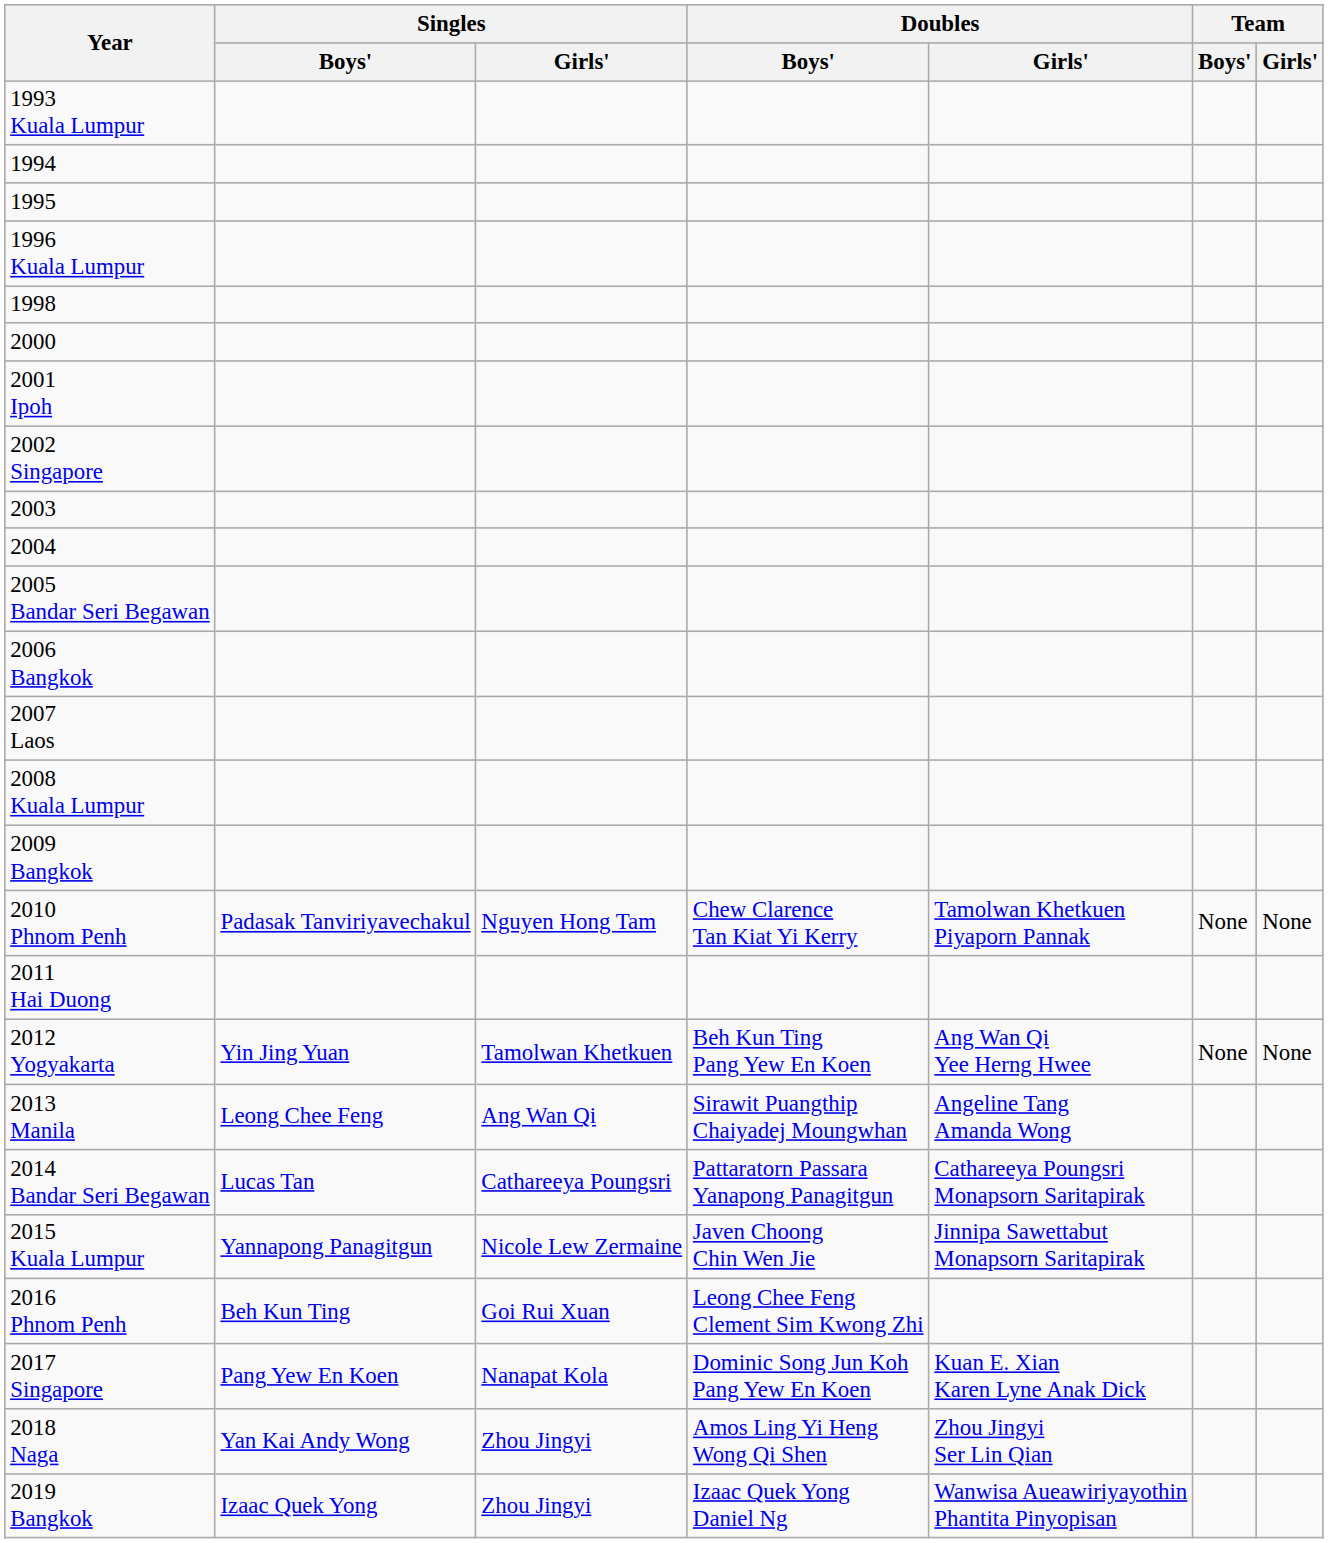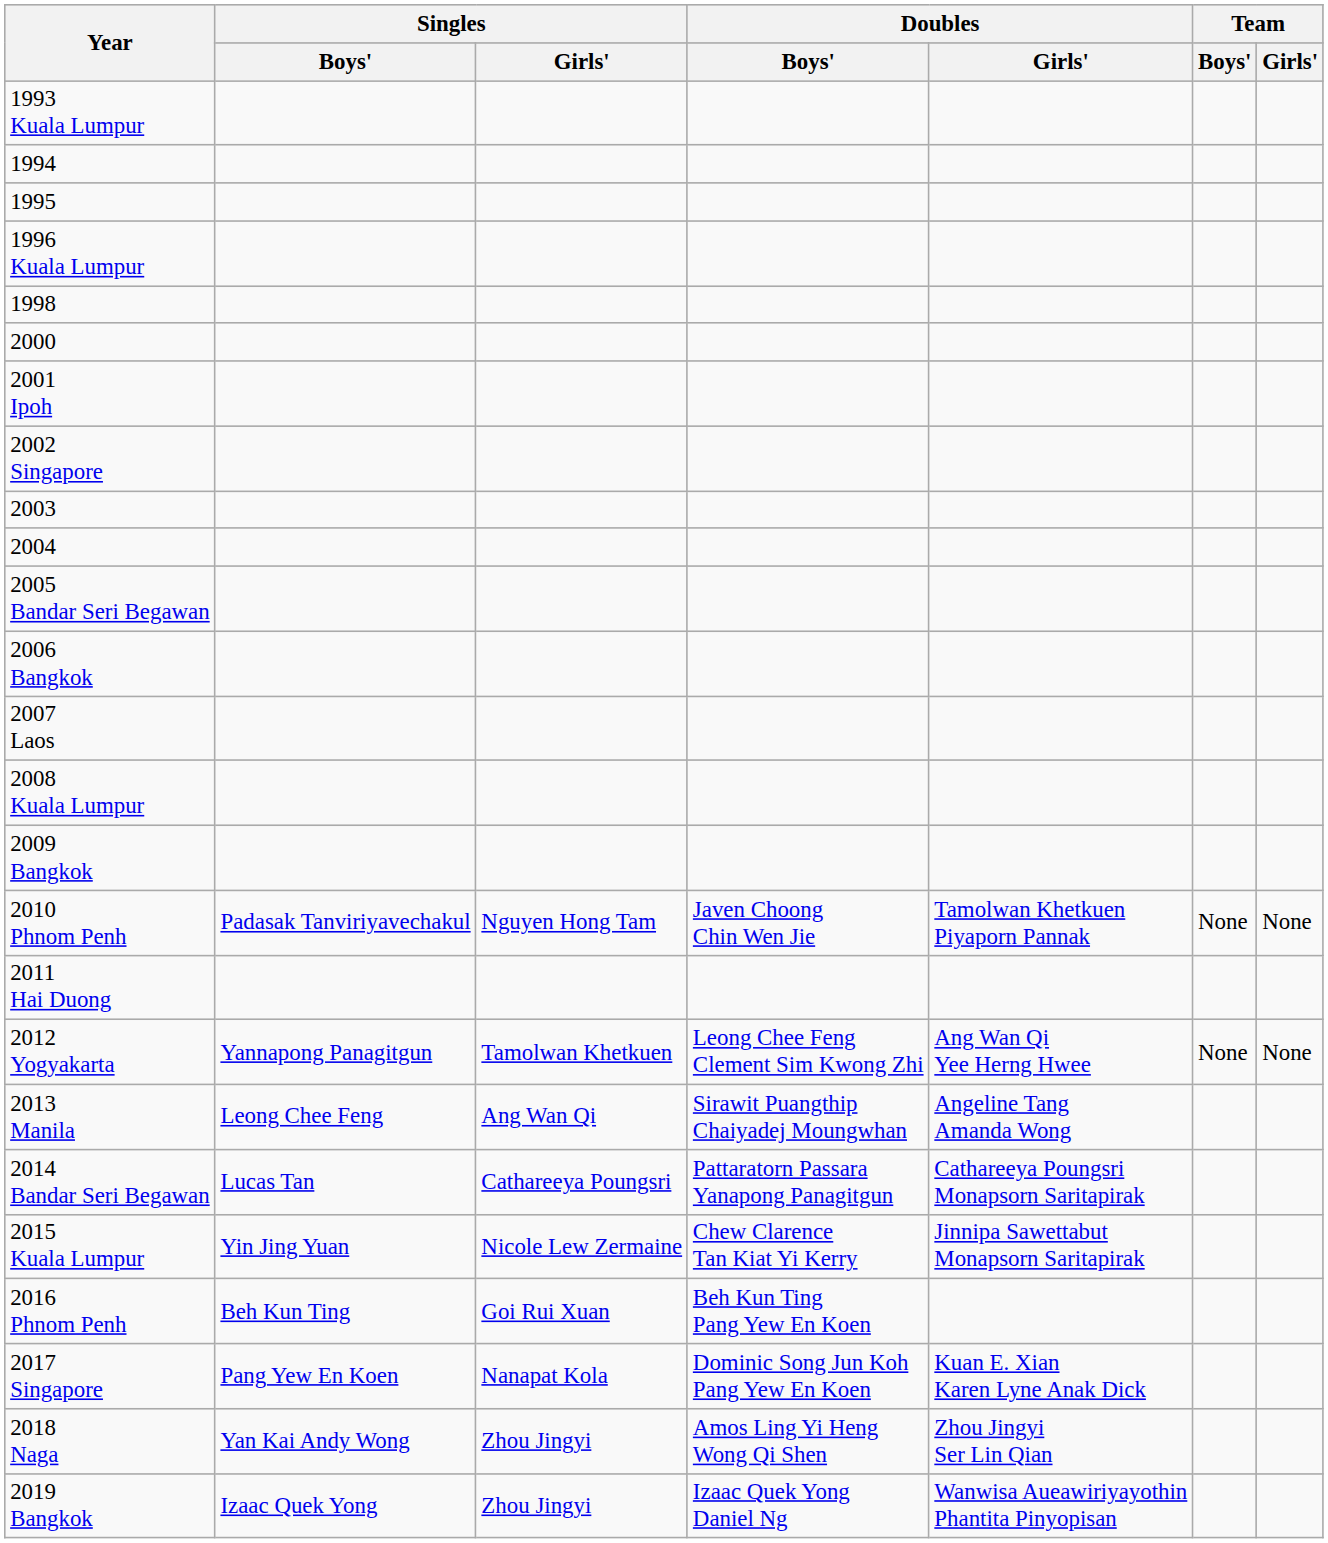(775, 922) Chew Clarence Tan Kiat Yi Kerry -> (758, 922) Javen Choong Chin Wen Jie
(285, 1052) Yin Jing Yuan -> (326, 1052) Yannapong Panagitgun
(782, 1052) Beh Kun Ting Pang Yew En Koen -> (808, 1052) Leong Chee Feng Clement Sim Kwong Zhi
(326, 1246) Yannapong Panagitgun -> (285, 1246) Yin Jing Yuan
(758, 1246) Javen Choong Chin Wen Jie -> (775, 1246) Chew Clarence Tan Kiat Yi Kerry
(808, 1311) Leong Chee Feng Clement Sim Kwong Zhi -> (782, 1311) Beh Kun Ting Pang Yew En Koen
